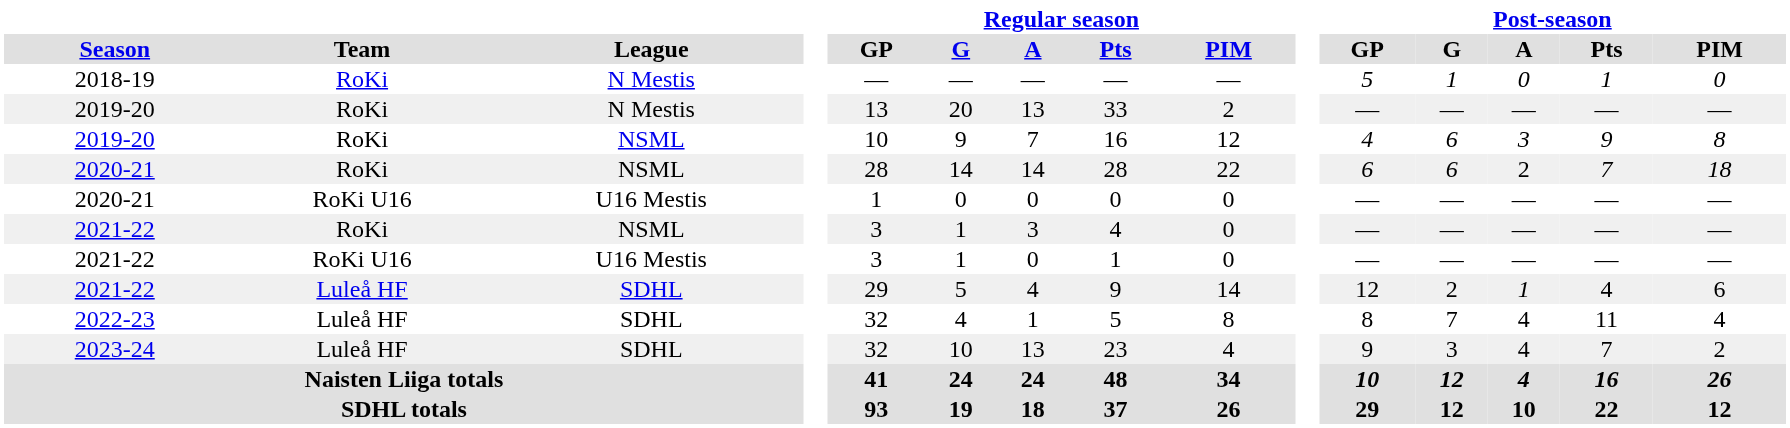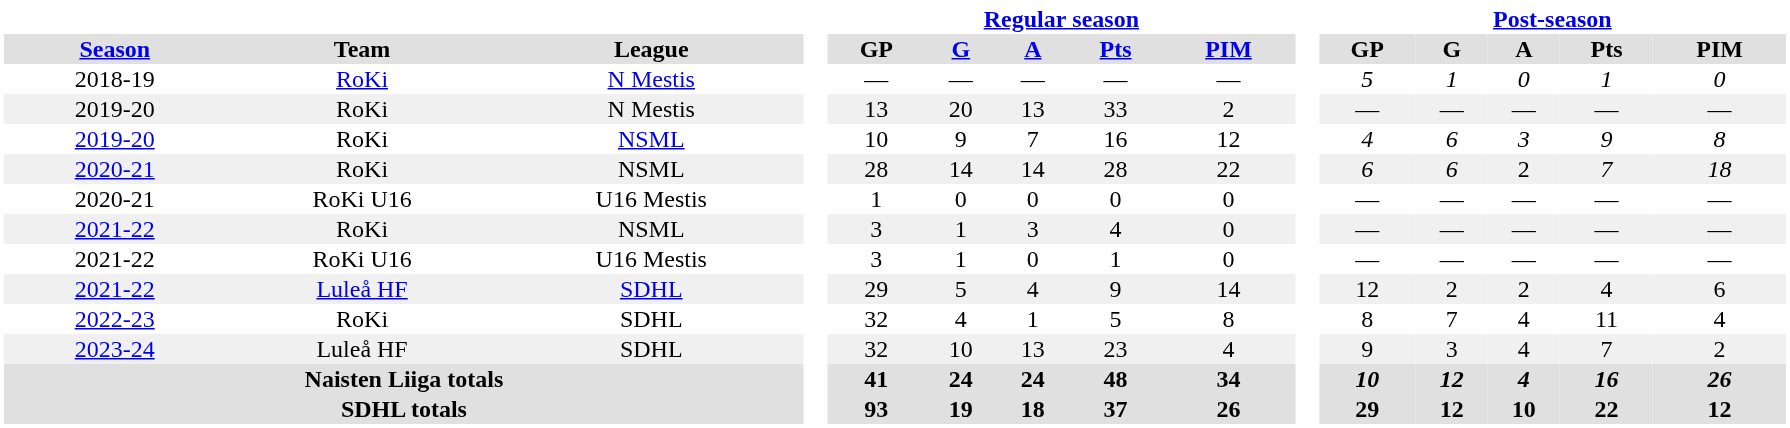(1524, 288) 1 -> (1524, 288) 2
(362, 318) Luleå HF -> (362, 318) RoKi
